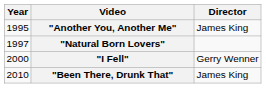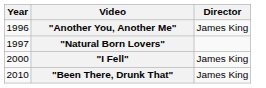(18, 28) 1995 -> (18, 28) 1996
(228, 59) Gerry Wenner -> (222, 59) James King
